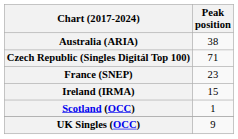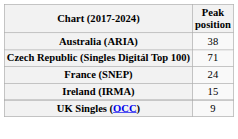(213, 74) 23 -> (213, 74) 24
- row: (98, 108)
